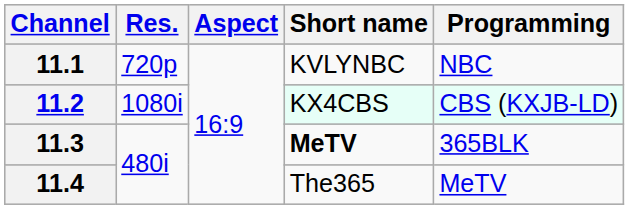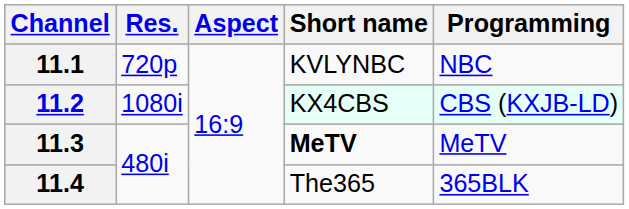(484, 143) 365BLK -> (473, 143) MeTV
(473, 183) MeTV -> (484, 183) 365BLK
